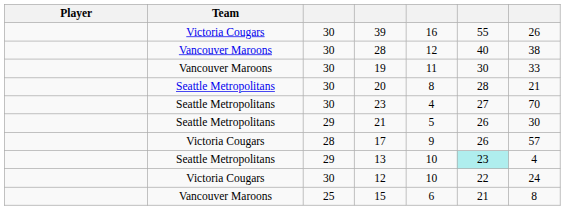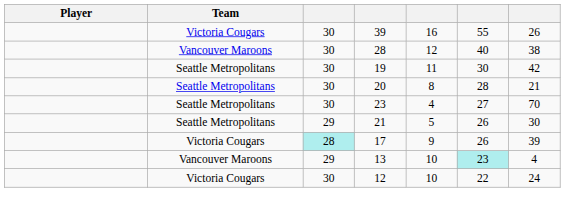(225, 68) Vancouver Maroons -> (225, 68) Seattle Metropolitans
(534, 68) 33 -> (534, 68) 42
(329, 141) no background -> (329, 141) paleturquoise background
(534, 141) 57 -> (534, 141) 39
(225, 159) Seattle Metropolitans -> (225, 159) Vancouver Maroons
- row: (380, 196)
